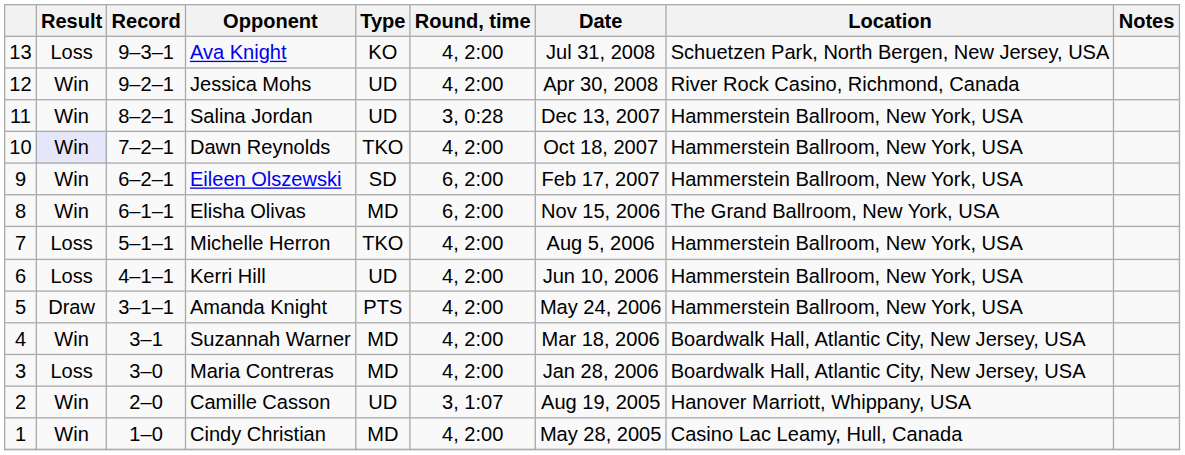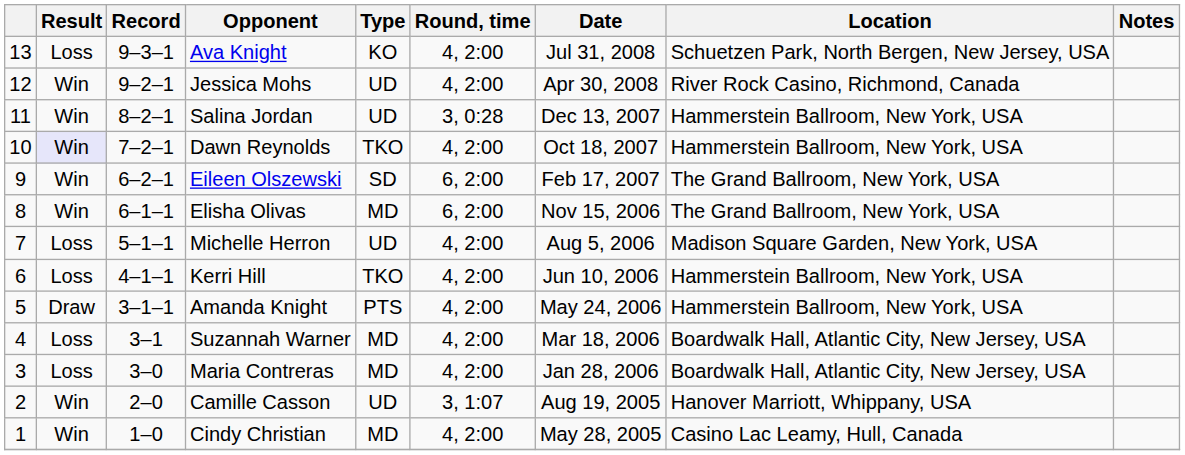(847, 180) Hammerstein Ballroom, New York, USA -> (835, 180) The Grand Ballroom, New York, USA
(383, 243) TKO -> (383, 243) UD
(847, 243) Hammerstein Ballroom, New York, USA -> (854, 243) Madison Square Garden, New York, USA
(383, 275) UD -> (383, 275) TKO
(72, 338) Win -> (72, 338) Loss
